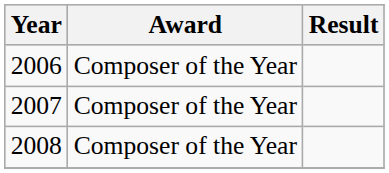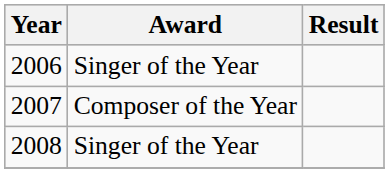(185, 65) Composer of the Year -> (166, 65) Singer of the Year
(185, 146) Composer of the Year -> (166, 146) Singer of the Year
